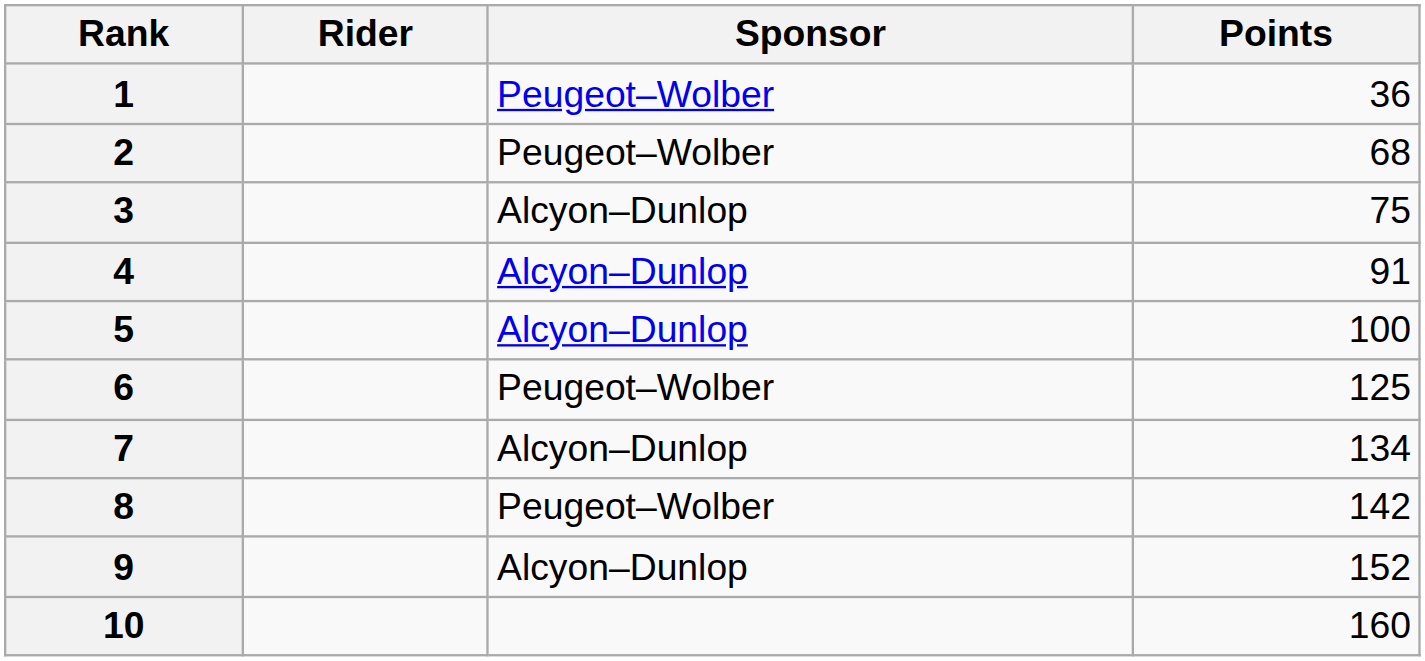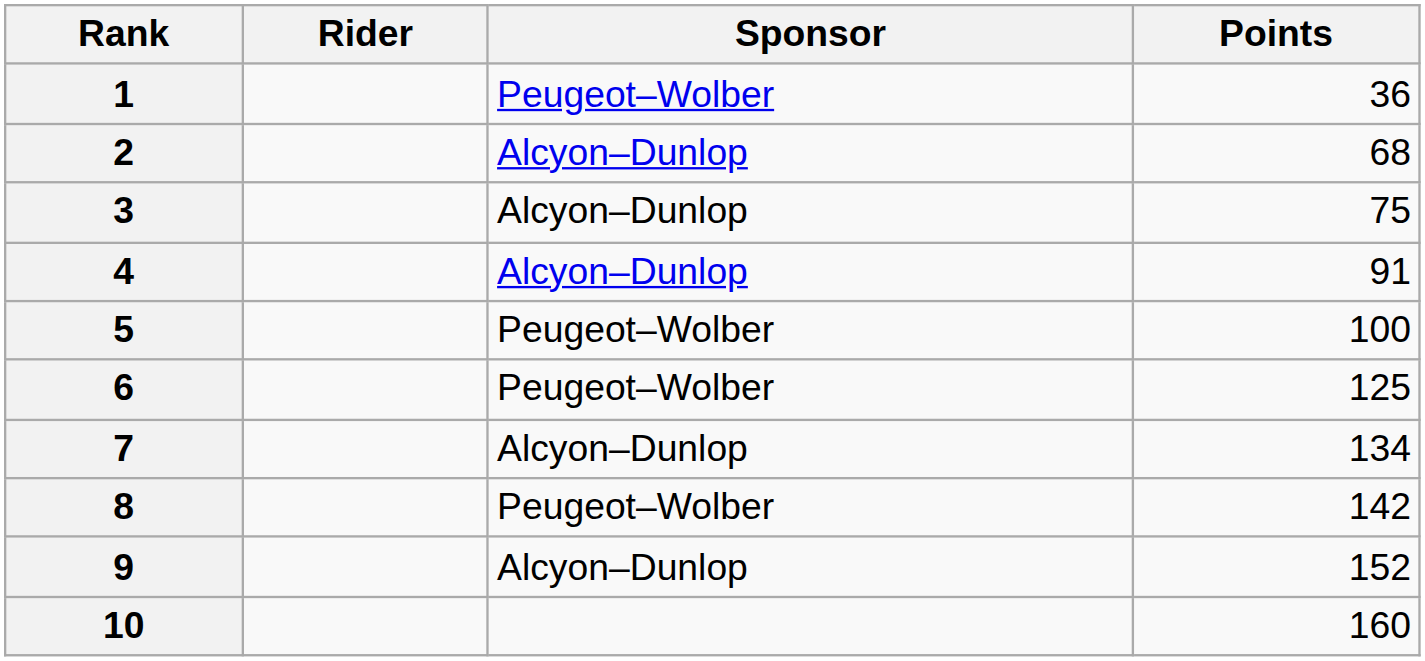(636, 152) Peugeot–Wolber -> (622, 152) Alcyon–Dunlop
(622, 329) Alcyon–Dunlop -> (636, 329) Peugeot–Wolber
